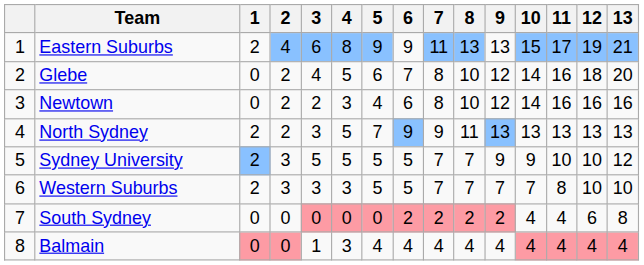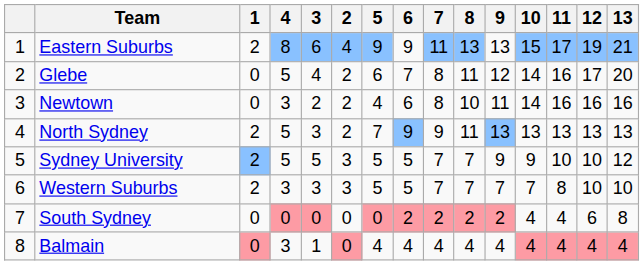columns swapped: (285, 18) <-> (347, 18)
(469, 75) 10 -> (469, 75) 11
(592, 75) 18 -> (592, 75) 17
(500, 103) 12 -> (500, 103) 11
